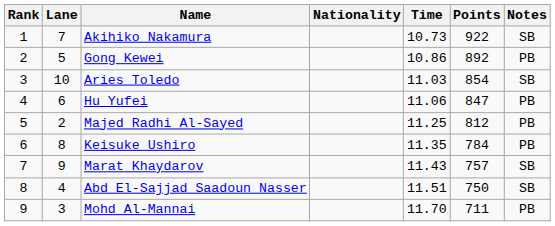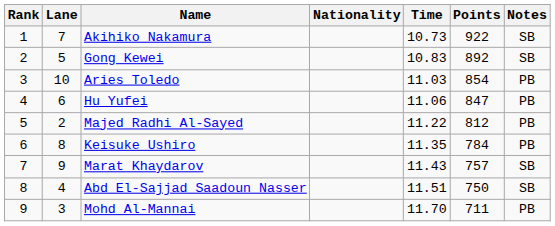(427, 59) 10.86 -> (427, 59) 10.83
(527, 59) PB -> (527, 59) SB
(527, 80) SB -> (527, 80) PB
(427, 123) 11.25 -> (427, 123) 11.22
